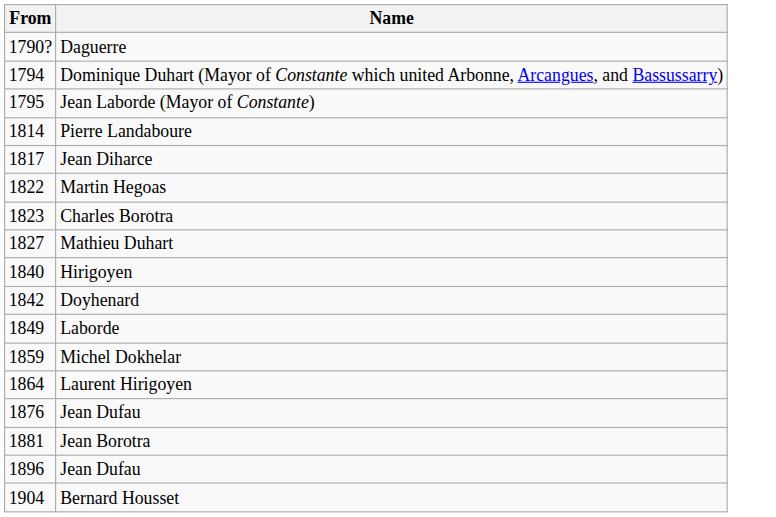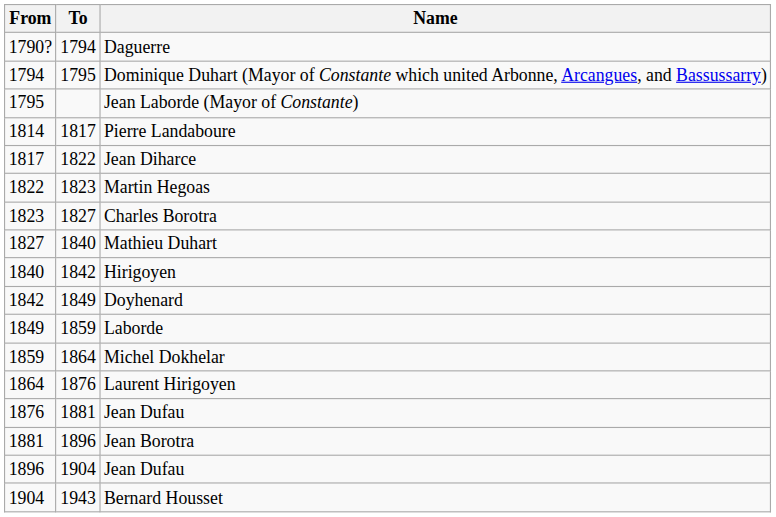+ column: (78, 18)
